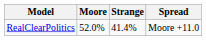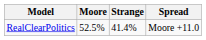(92, 27) 52.0% -> (92, 27) 52.5%
